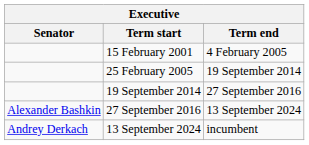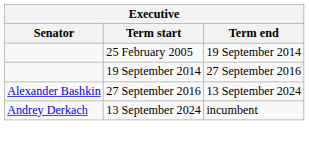- row: (150, 52)
